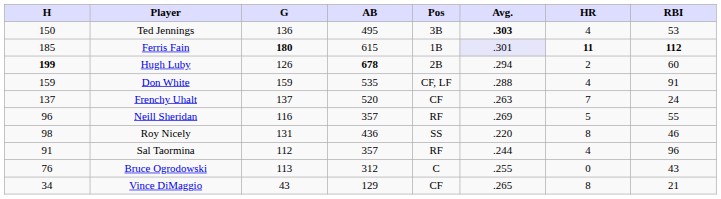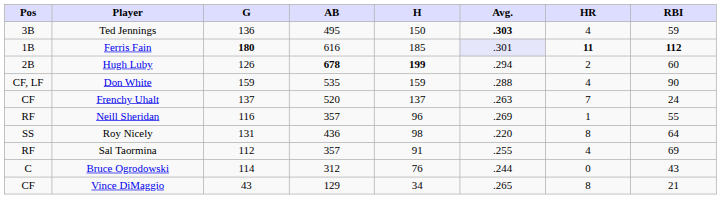columns swapped: (436, 13) <-> (47, 13)
(673, 30) 53 -> (673, 30) 59
(370, 47) 615 -> (332, 47) 616
(673, 82) 91 -> (673, 82) 90
(588, 116) 5 -> (588, 116) 1
(673, 133) 46 -> (673, 133) 64
(503, 151) .244 -> (503, 151) .255
(673, 151) 96 -> (673, 151) 69
(284, 168) 113 -> (246, 168) 114
(503, 168) .255 -> (503, 168) .244
